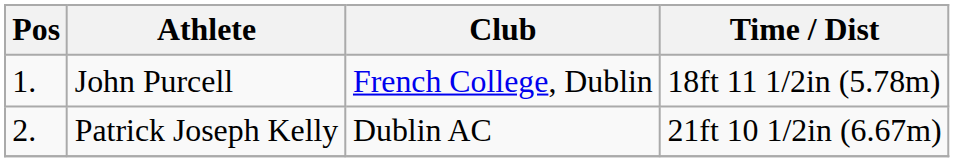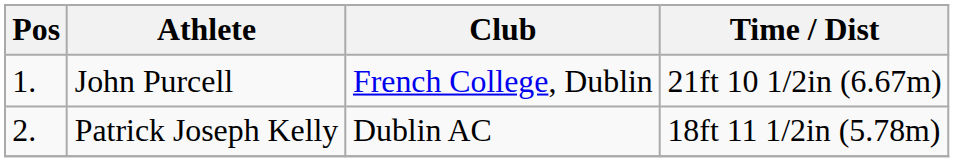(804, 80) 18ft 11 1/2in (5.78m) -> (805, 80) 21ft 10 1/2in (6.67m)
(805, 130) 21ft 10 1/2in (6.67m) -> (804, 130) 18ft 11 1/2in (5.78m)
